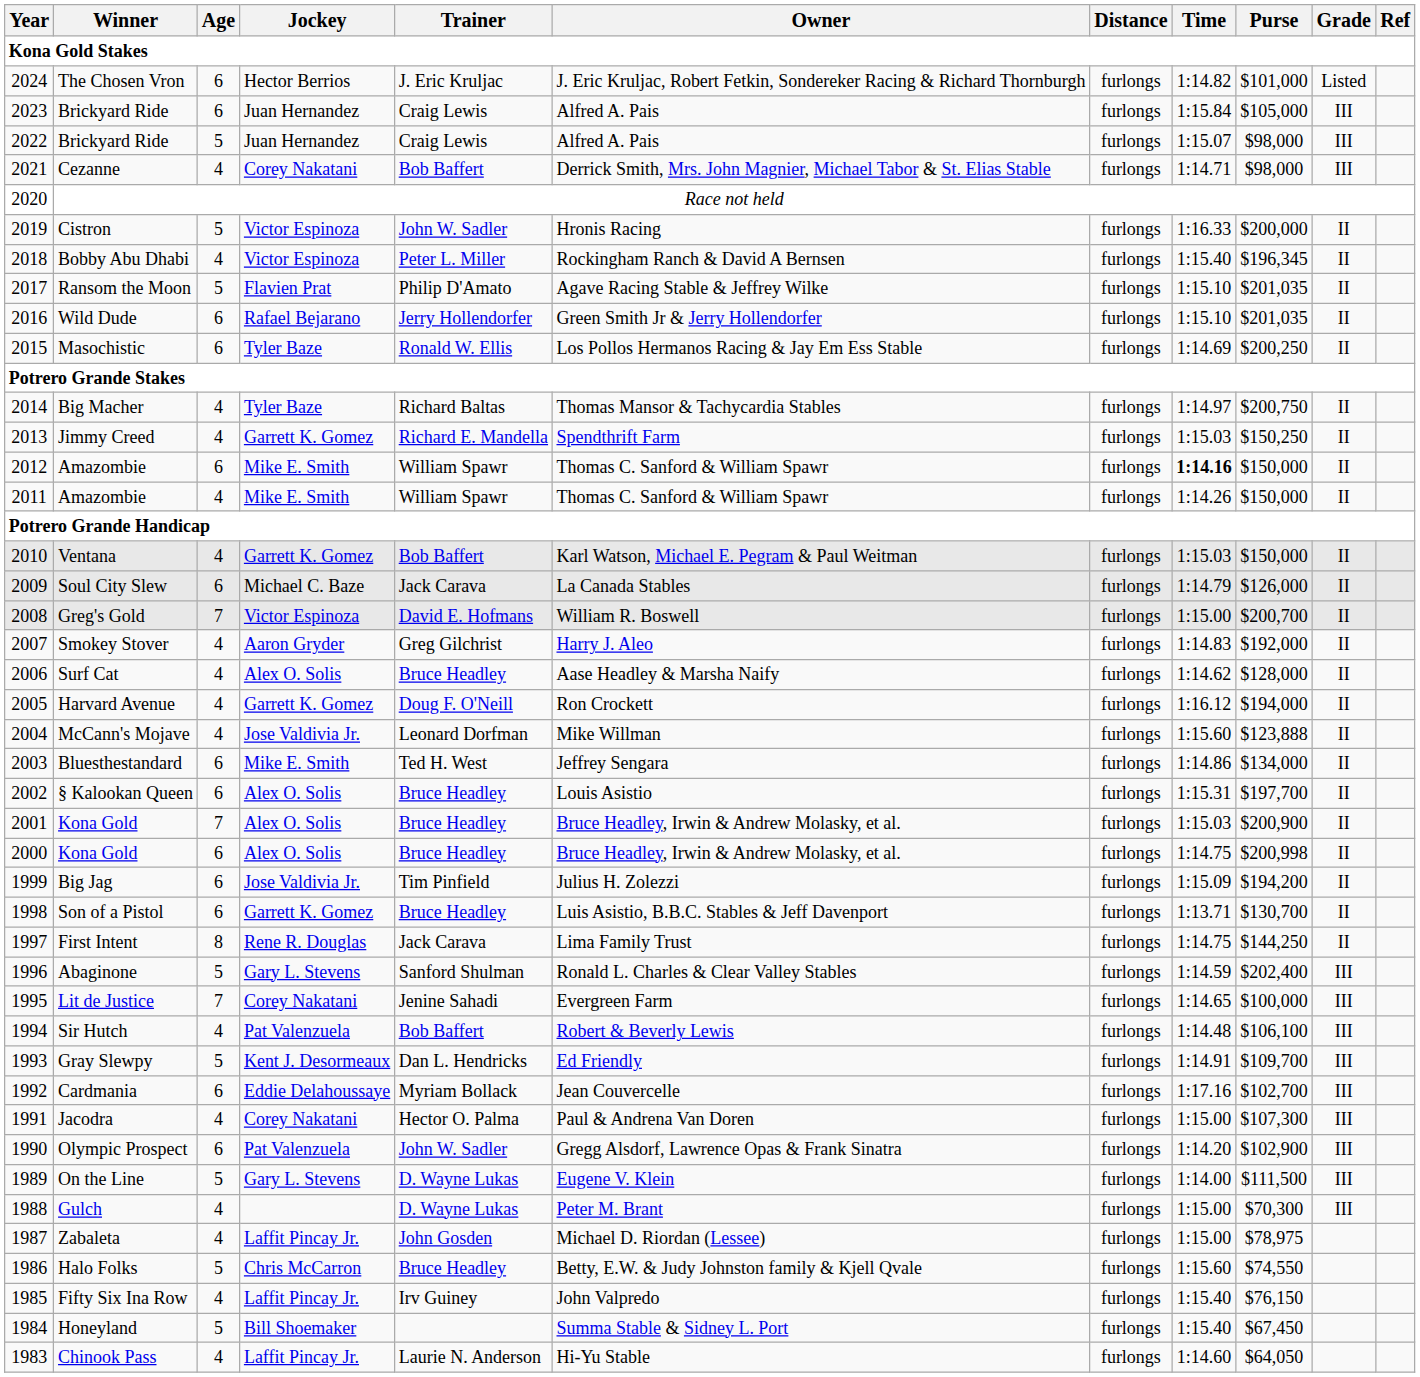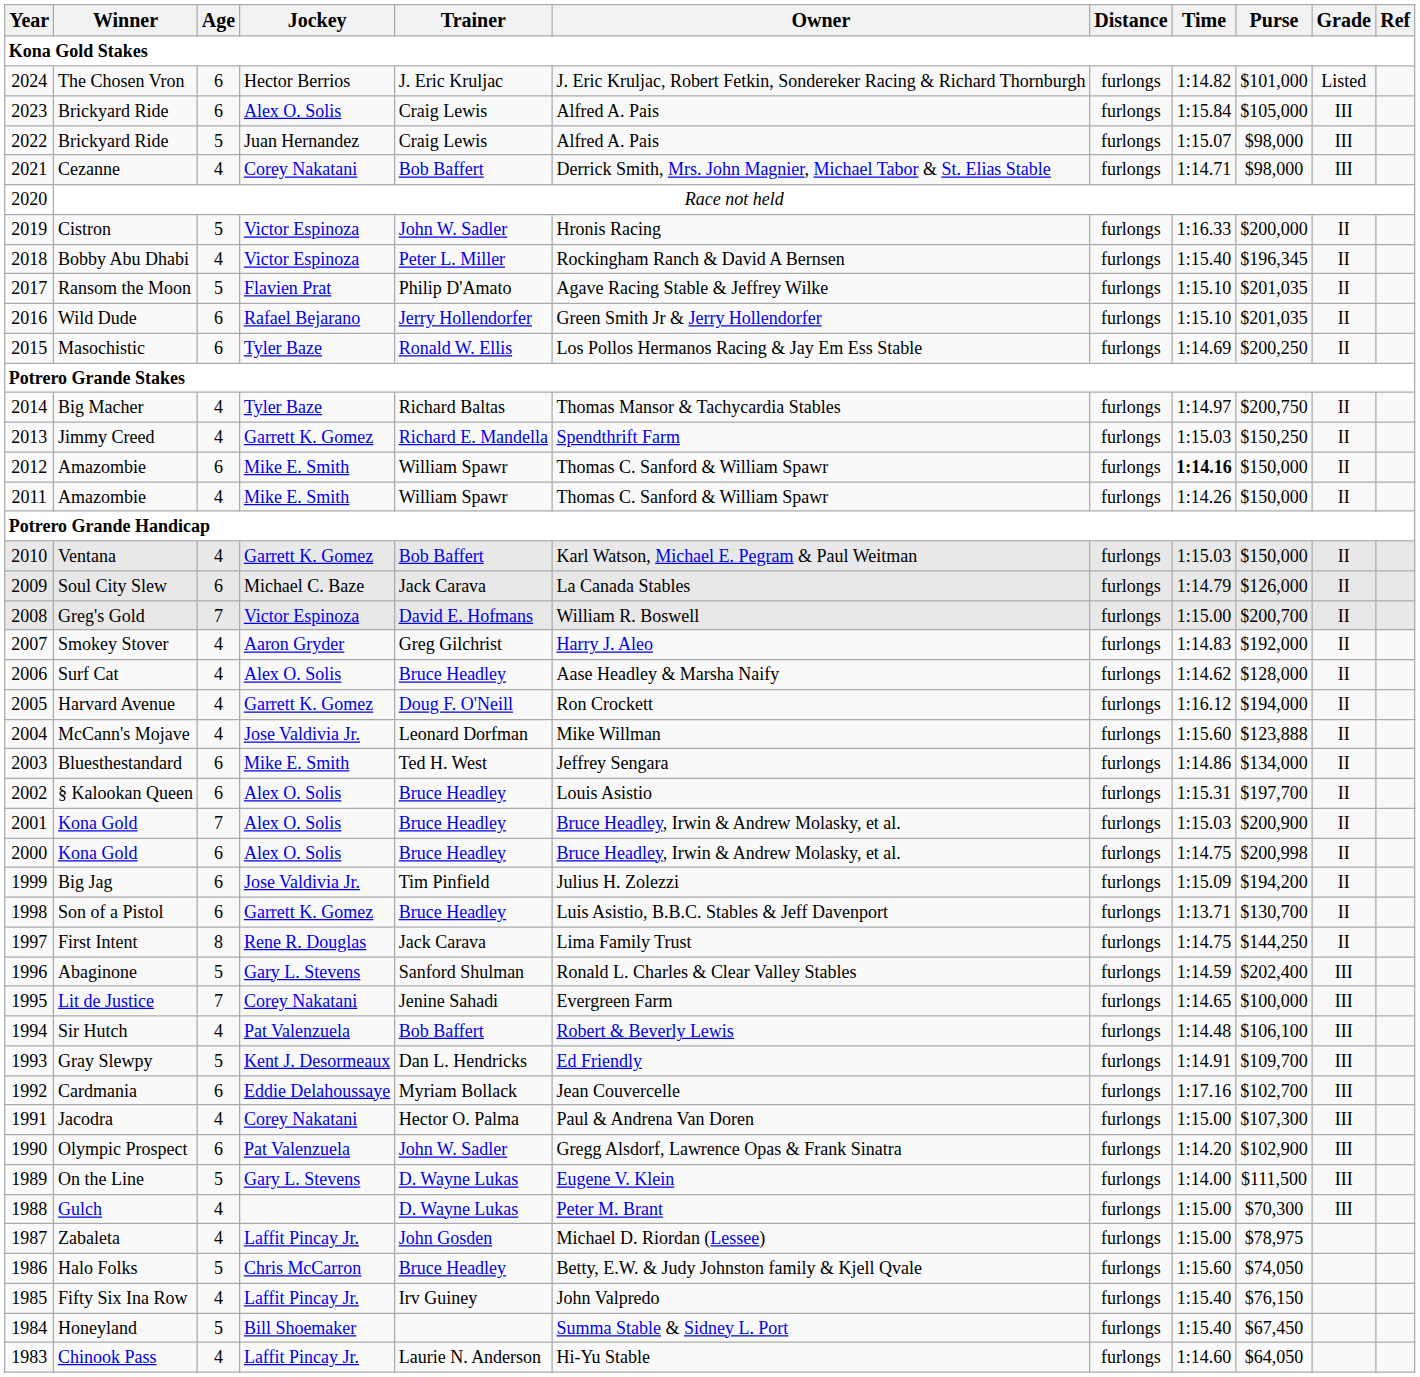(302, 110) Juan Hernandez -> (293, 110) Alex O. Solis
(1274, 1268) $74,550 -> (1274, 1268) $74,050
